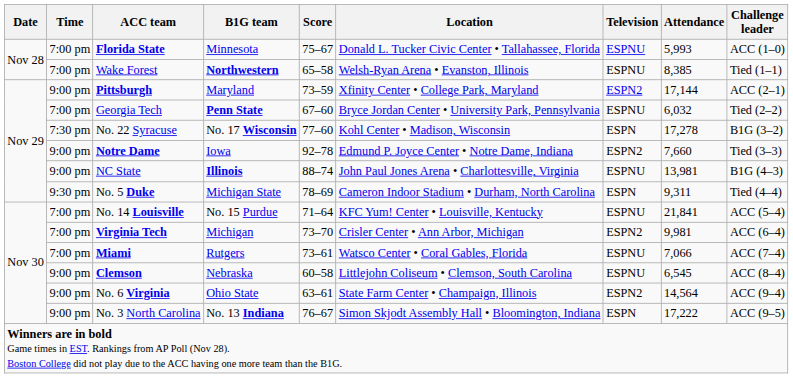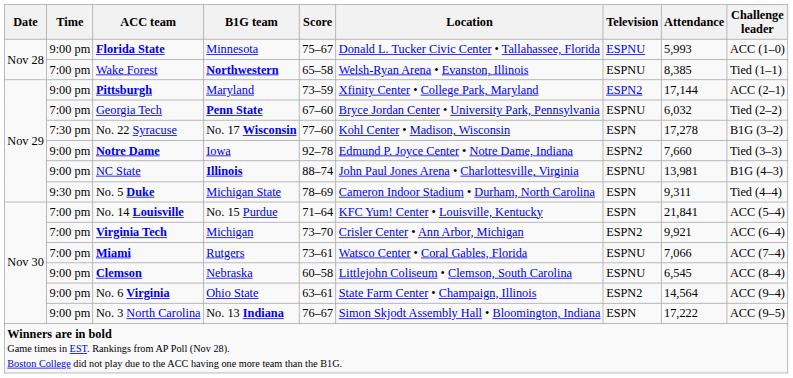(70, 49) 7:00 pm -> (70, 49) 9:00 pm
(626, 212) ESPNU -> (621, 212) ESPN
(678, 232) 9,981 -> (678, 232) 9,921
